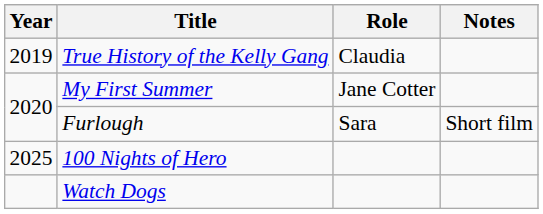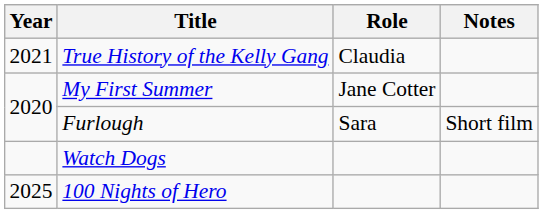(31, 55) 2019 -> (31, 55) 2021
rows swapped: (144, 157) <-> (114, 191)
